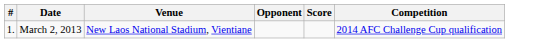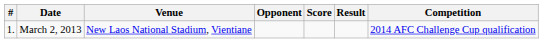+ column: (351, 12)
